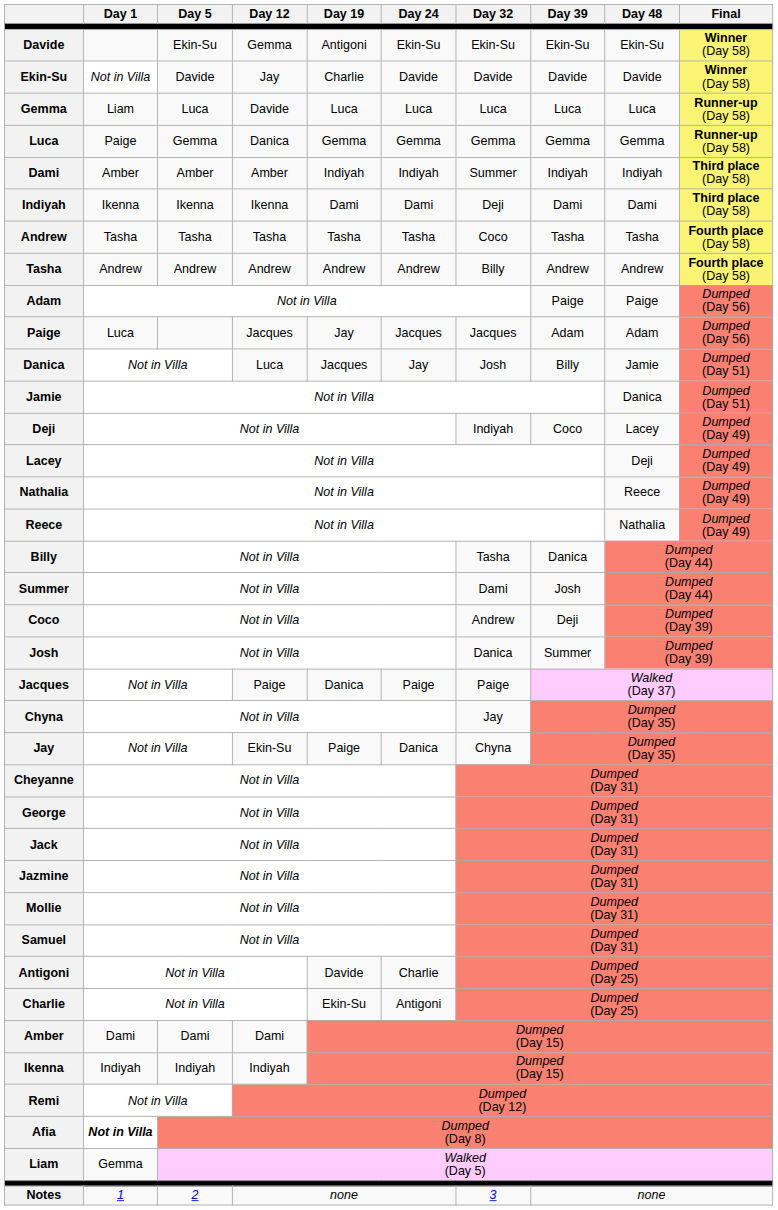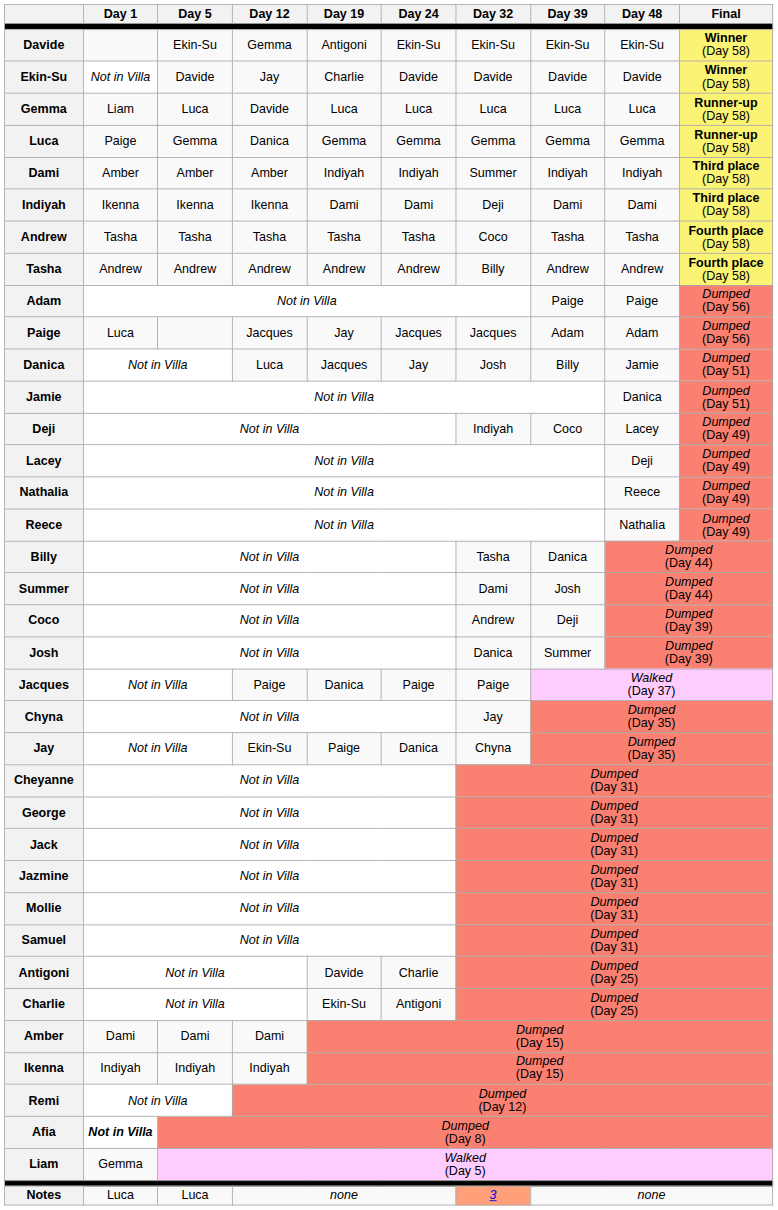(120, 1196) 1 -> (120, 1196) Luca
(195, 1196) 2 -> (195, 1196) Luca
(493, 1196) no background -> (493, 1196) lightsalmon background
